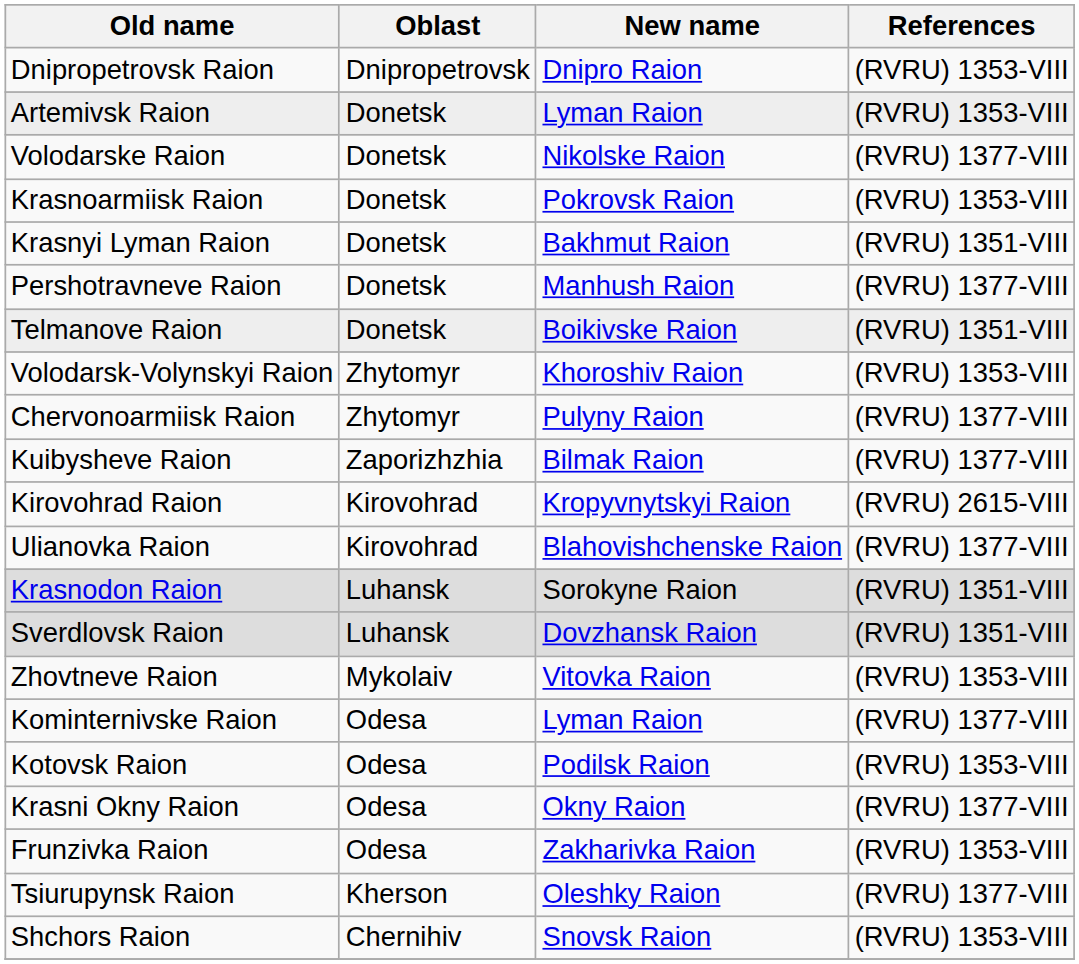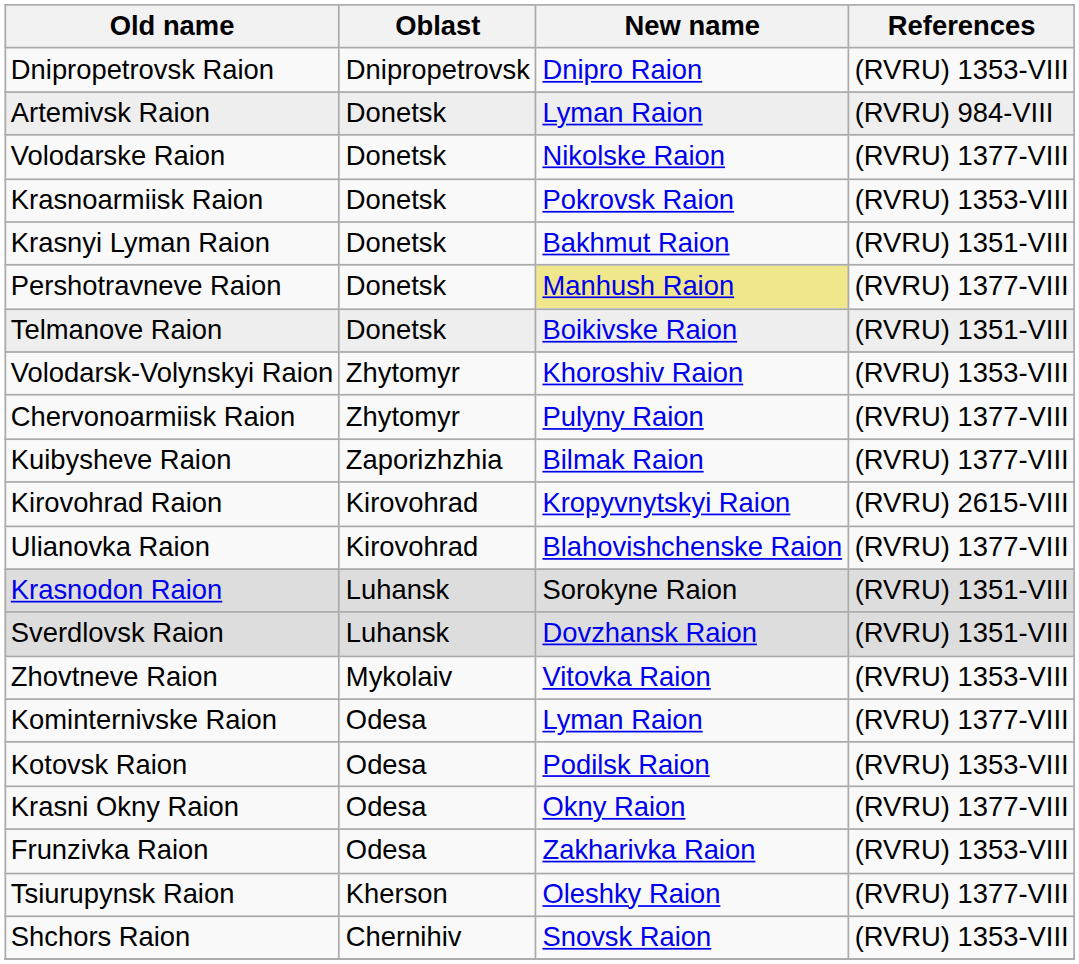(962, 112) (RVRU) 1353-VIII -> (954, 112) (RVRU) 984-VIII
(638, 286) no background -> (638, 286) khaki background
